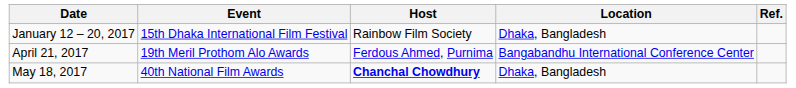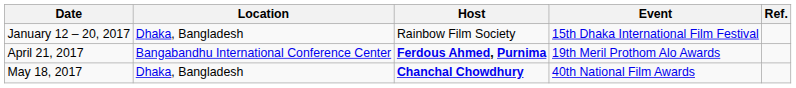columns swapped: (244, 14) <-> (626, 14)
(423, 53) normal -> (472, 53) bold
